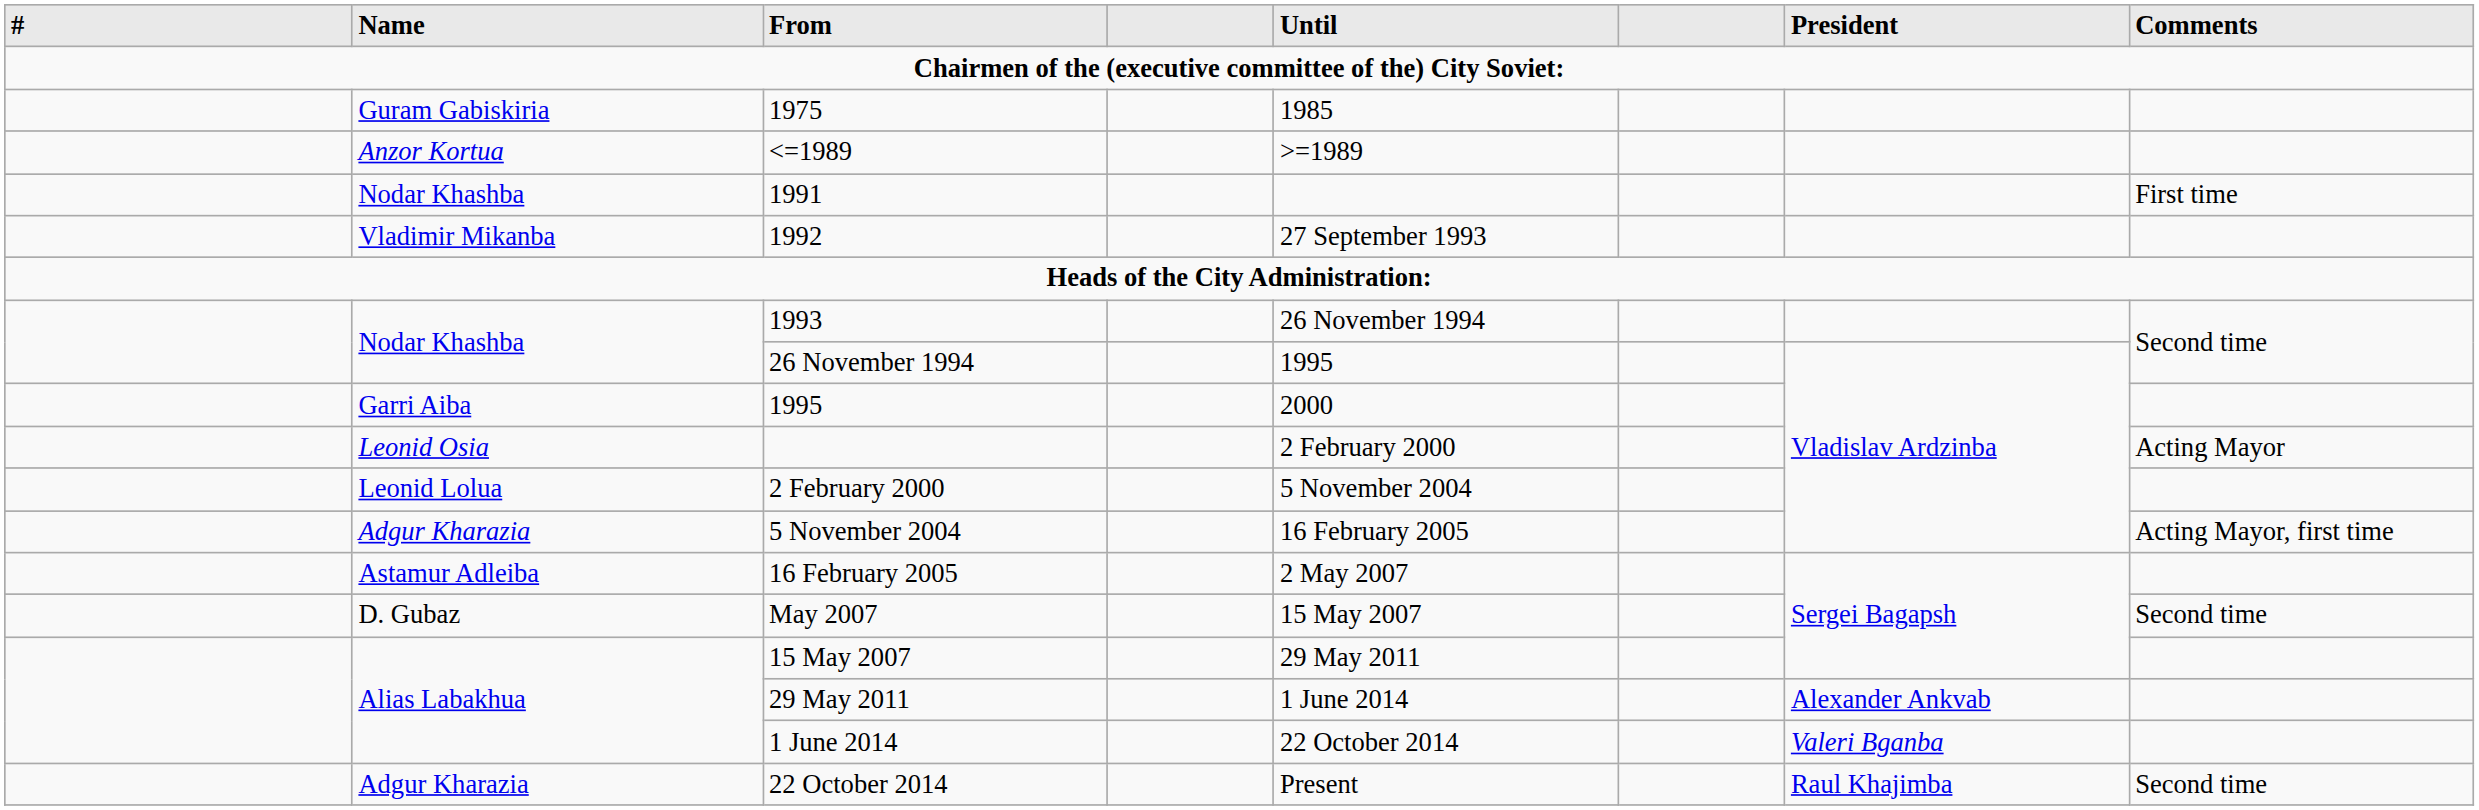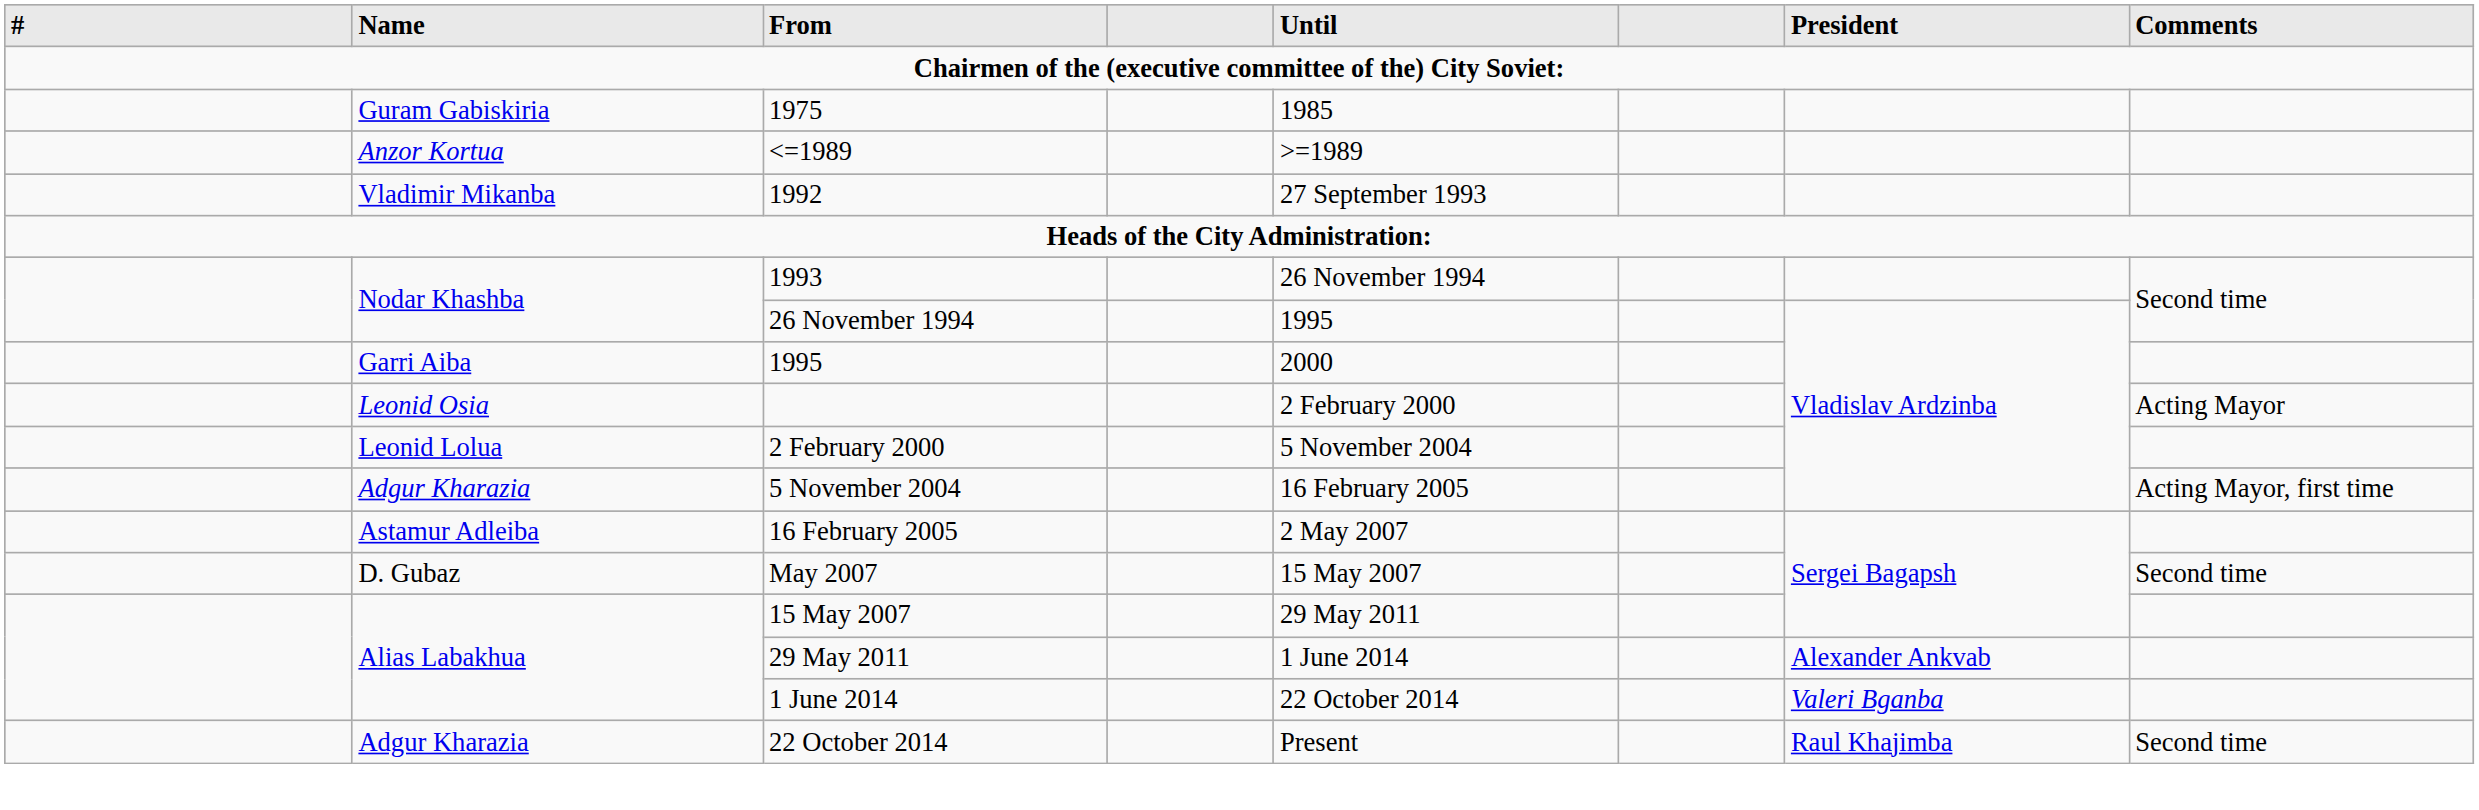- row: (796, 194)
